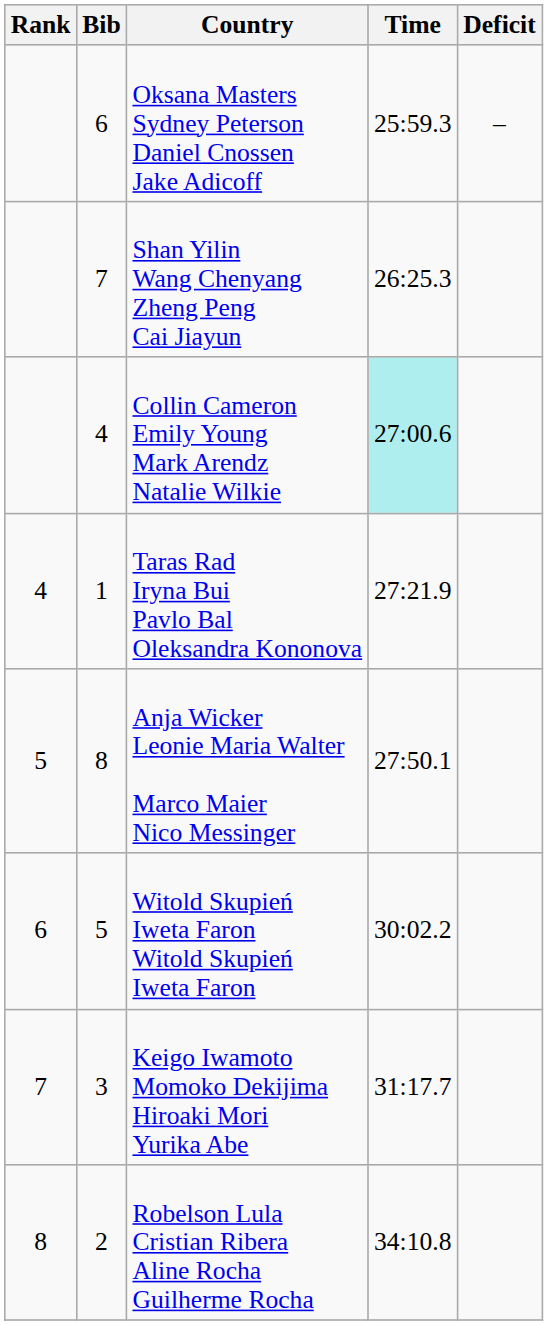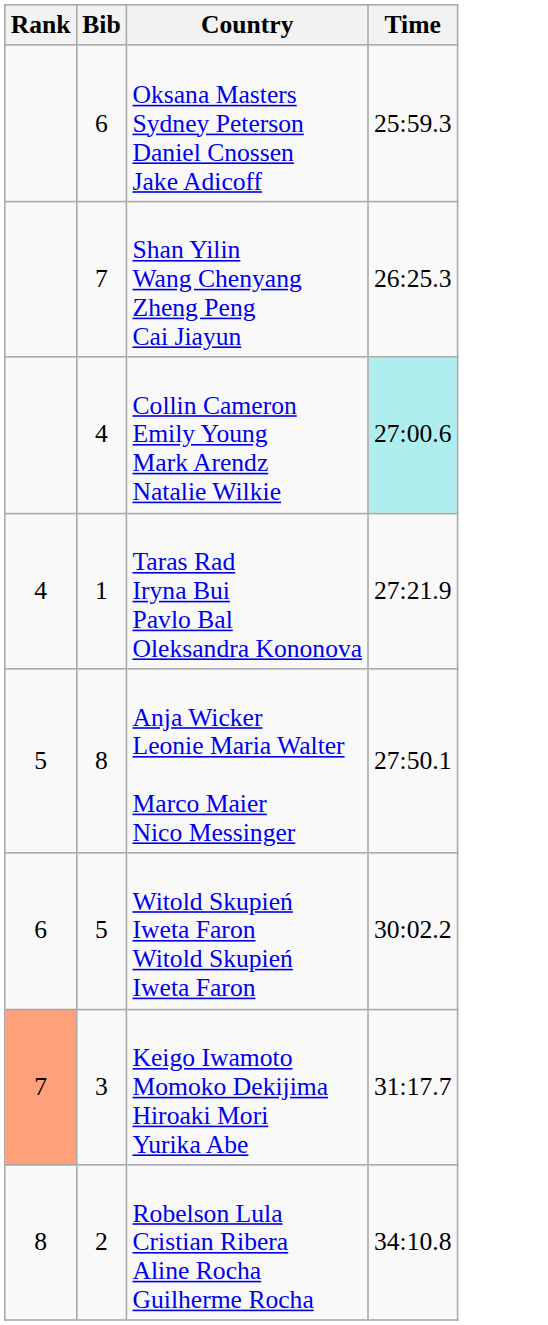- column: (500, 24)
(41, 1086) no background -> (41, 1086) lightsalmon background
